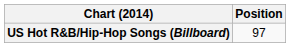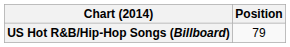(259, 33) 97 -> (259, 33) 79
